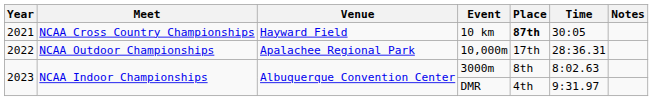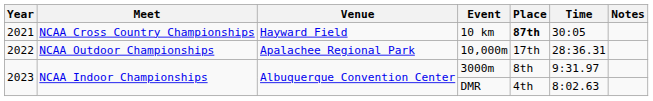(576, 68) 8:02.63 -> (576, 68) 9:31.97
(576, 86) 9:31.97 -> (576, 86) 8:02.63
